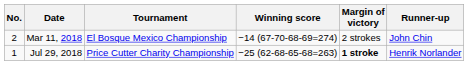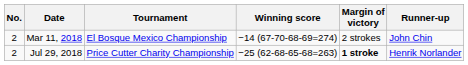(14, 53) 1 -> (14, 53) 2
